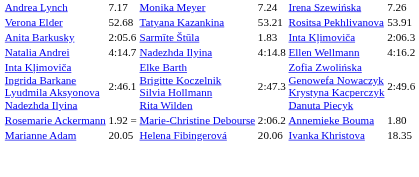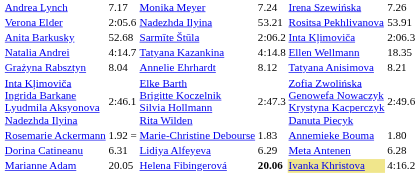(121, 22) 52.68 -> (122, 22) 2:05.6
(182, 22) Tatyana Kazankina -> (176, 22) Nadezhda Ilyina
(122, 37) 2:05.6 -> (121, 37) 52.68
(268, 37) 1.83 -> (272, 37) 2:06.2
(176, 52) Nadezhda Ilyina -> (182, 52) Tatyana Kazankina
(401, 52) 4:16.2 -> (400, 52) 18.35
+ row: (45, 68)
(272, 120) 2:06.2 -> (268, 135) 1.83
+ row: (44, 150)
(270, 135) normal -> (270, 166) bold
(327, 135) no background -> (327, 166) khaki background
(400, 135) 18.35 -> (401, 166) 4:16.2
